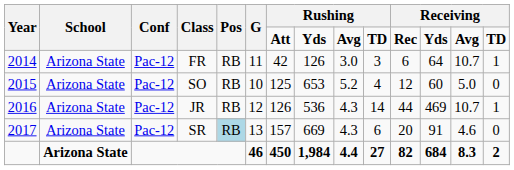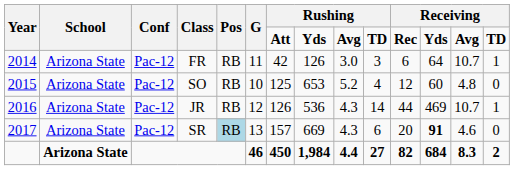(467, 84) 5.0 -> (467, 84) 4.8
(436, 130) normal -> (436, 130) bold
